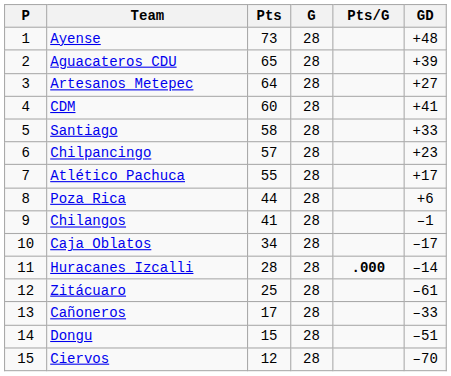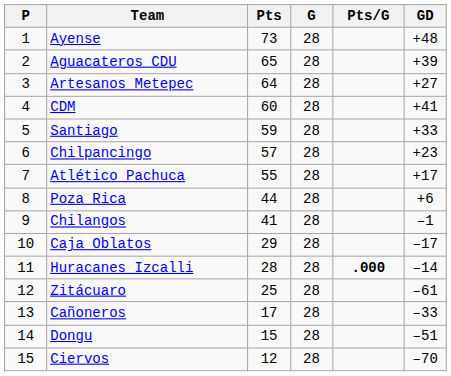(269, 130) 58 -> (269, 130) 59
(269, 245) 34 -> (269, 245) 29
